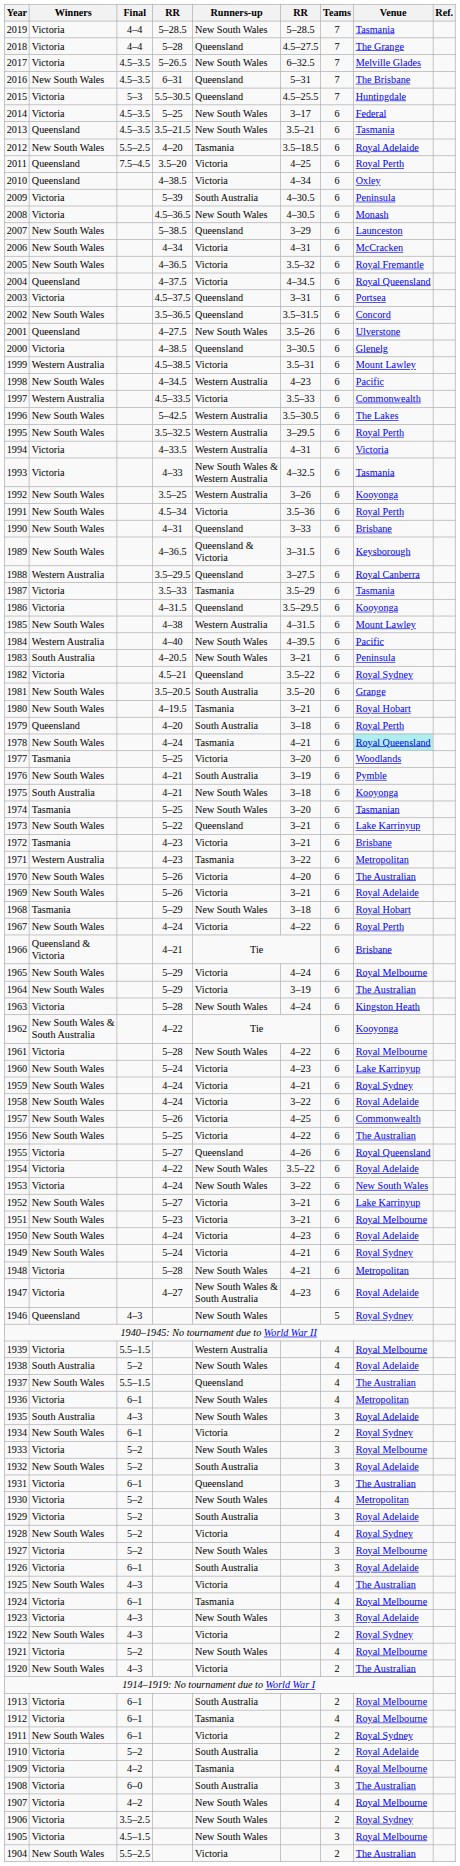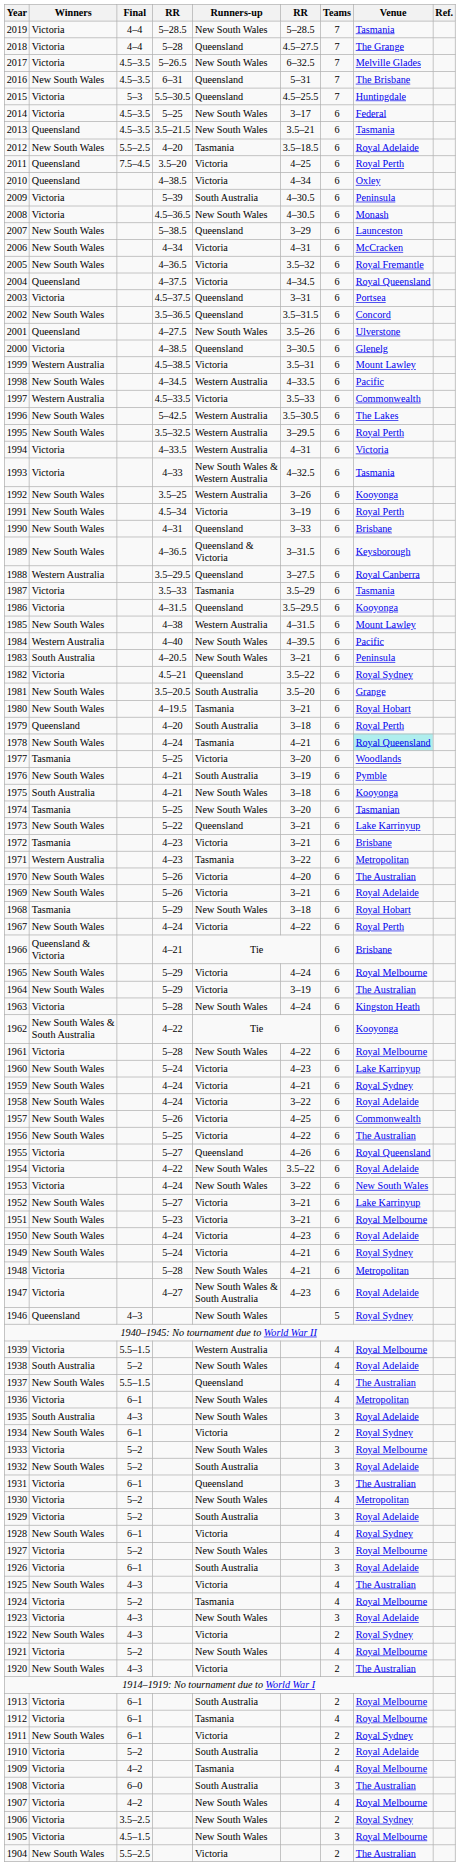(301, 382) 4–23 -> (301, 382) 4–33.5
(301, 512) 3.5–36 -> (301, 512) 3–19
(135, 1534) 5–2 -> (135, 1534) 6–1
(135, 1601) 6–1 -> (135, 1601) 5–2
